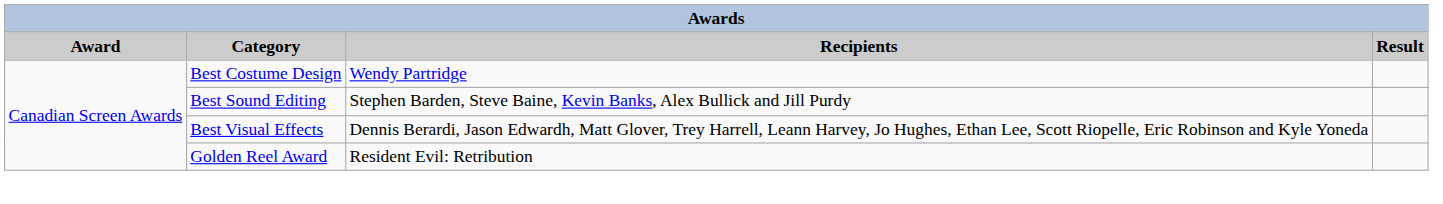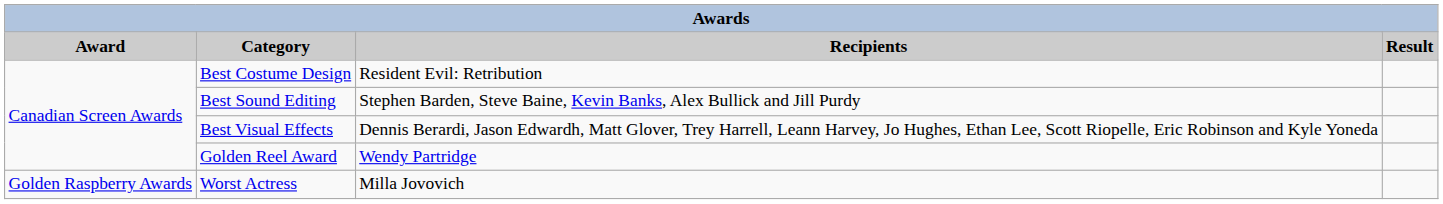(408, 73) Wendy Partridge -> (451, 73) Resident Evil: Retribution
(441, 156) Resident Evil: Retribution -> (418, 156) Wendy Partridge
+ row: (248, 184)
